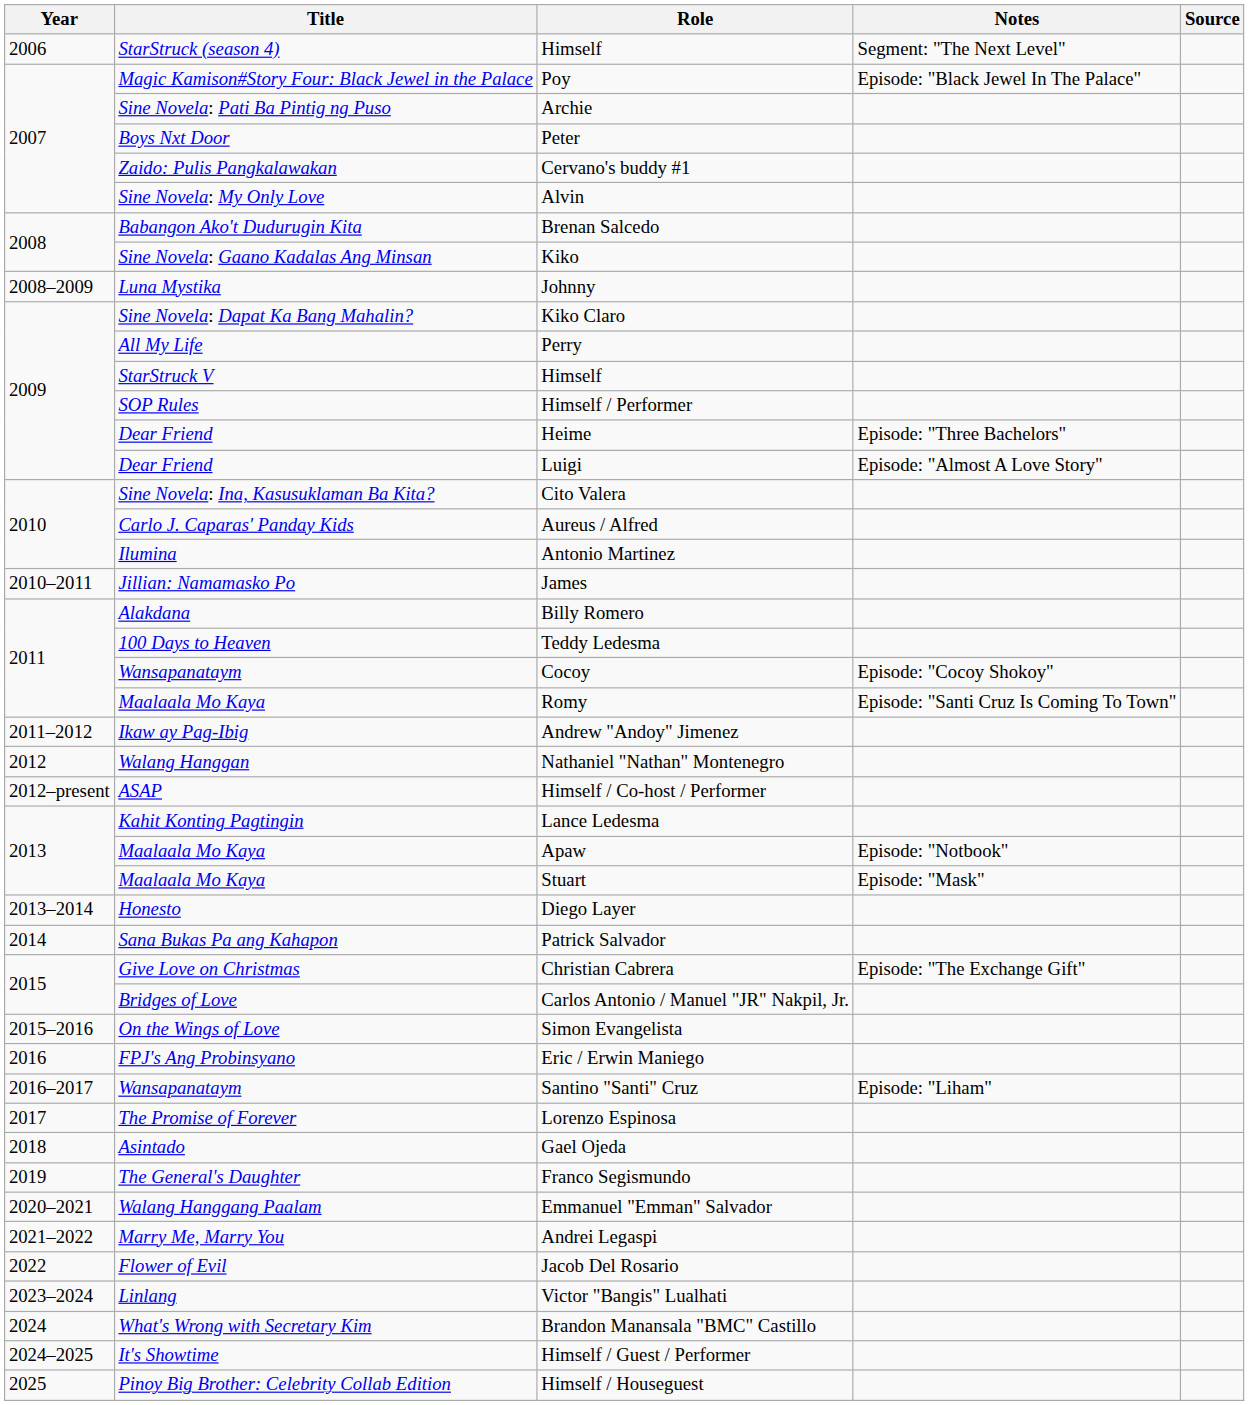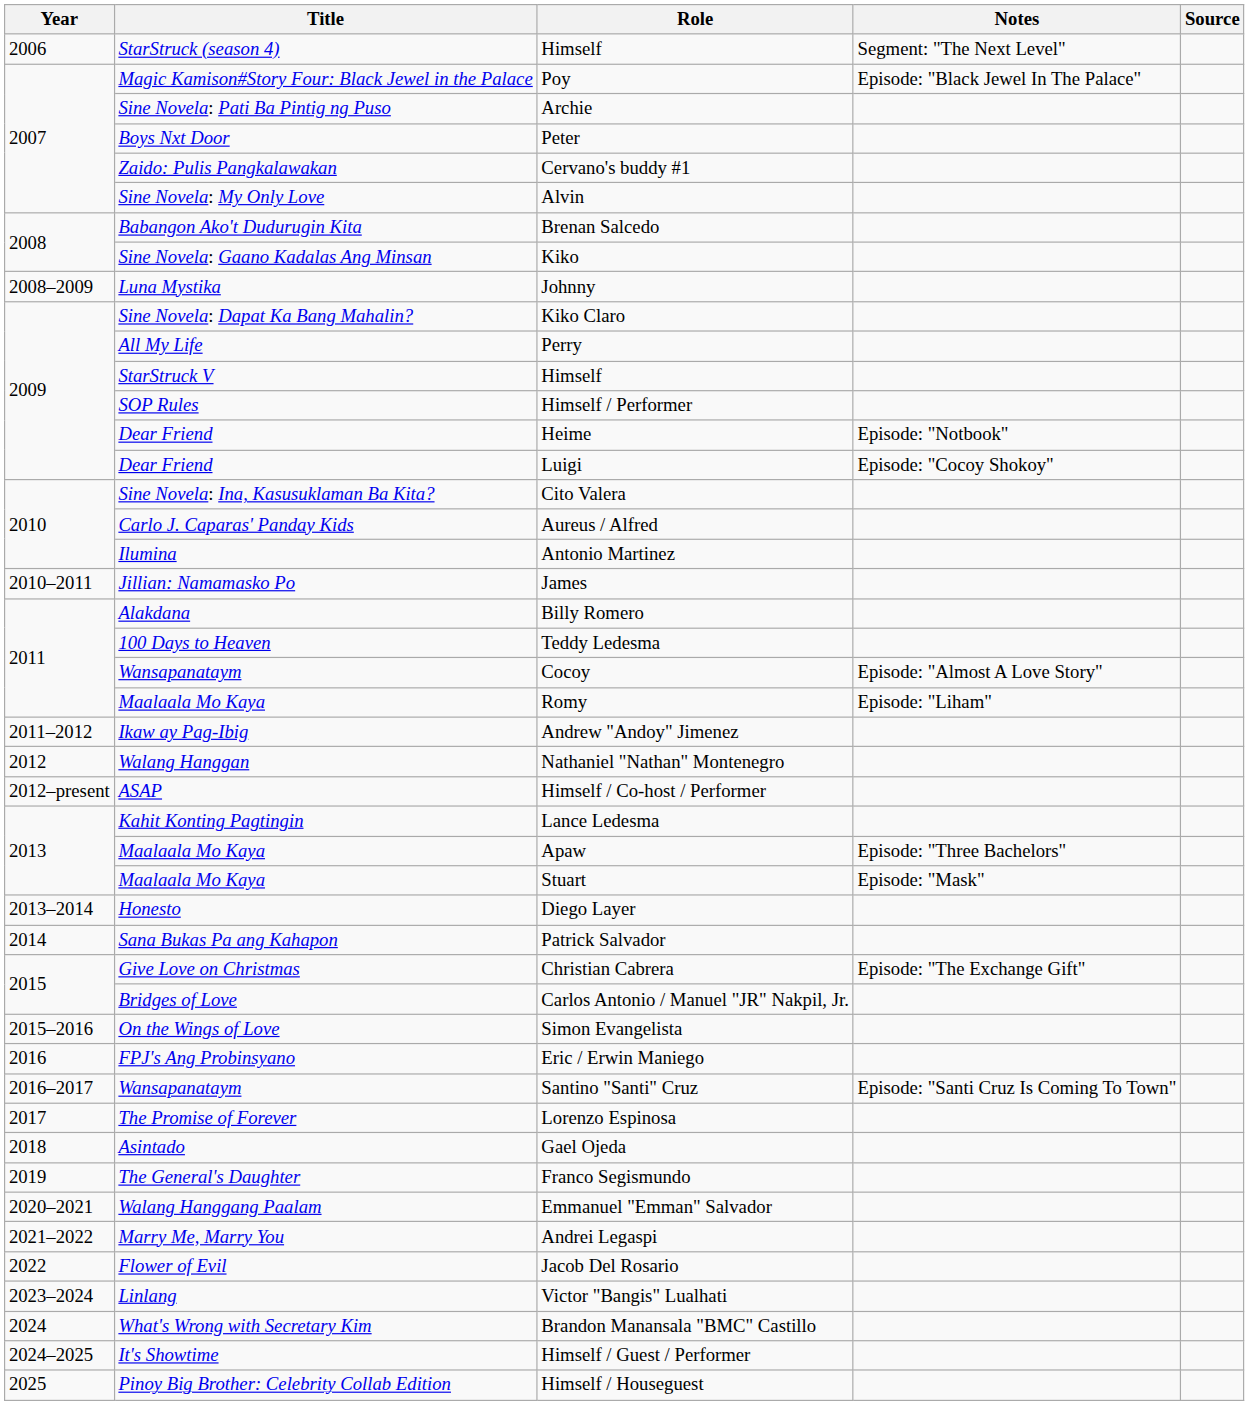(962, 434) Episode: "Three Bachelors" -> (933, 434) Episode: "Notbook"
(980, 464) Episode: "Almost A Love Story" -> (956, 464) Episode: "Cocoy Shokoy"
(956, 672) Episode: "Cocoy Shokoy" -> (980, 672) Episode: "Almost A Love Story"
(1017, 702) Episode: "Santi Cruz Is Coming To Town" -> (925, 702) Episode: "Liham"
(933, 850) Episode: "Notbook" -> (962, 850) Episode: "Three Bachelors"
(925, 1088) Episode: "Liham" -> (1017, 1088) Episode: "Santi Cruz Is Coming To Town"
